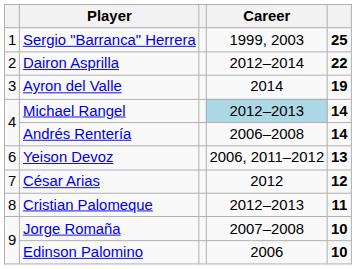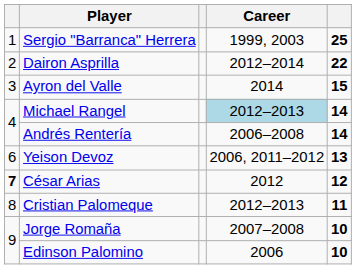(339, 87) 19 -> (339, 87) 15
(12, 181) normal -> (12, 181) bold
